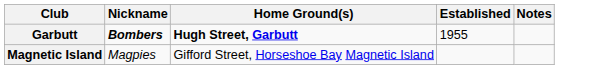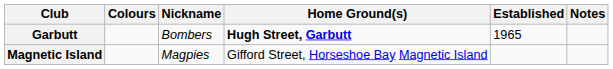+ column: (132, 14)
(135, 34) bold -> (187, 34) normal
(454, 34) 1955 -> (507, 34) 1965
